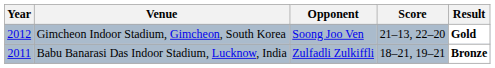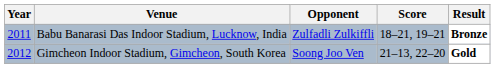rows swapped: (162, 54) <-> (161, 34)
